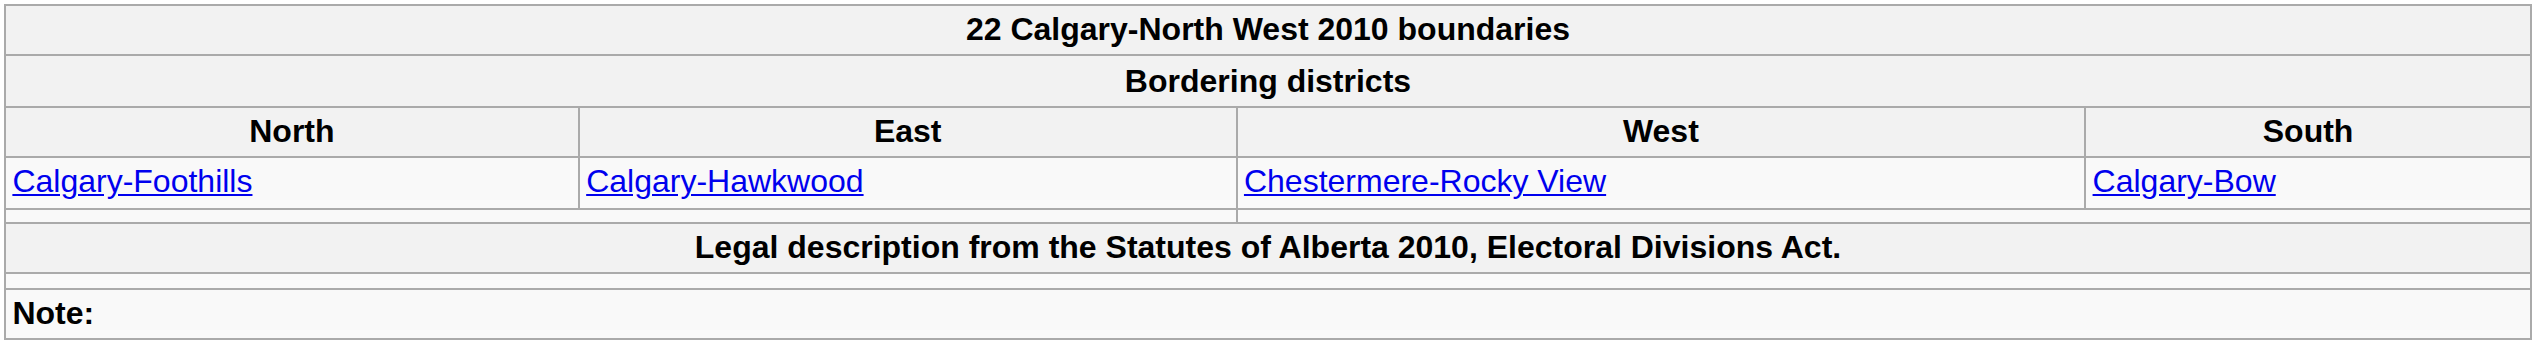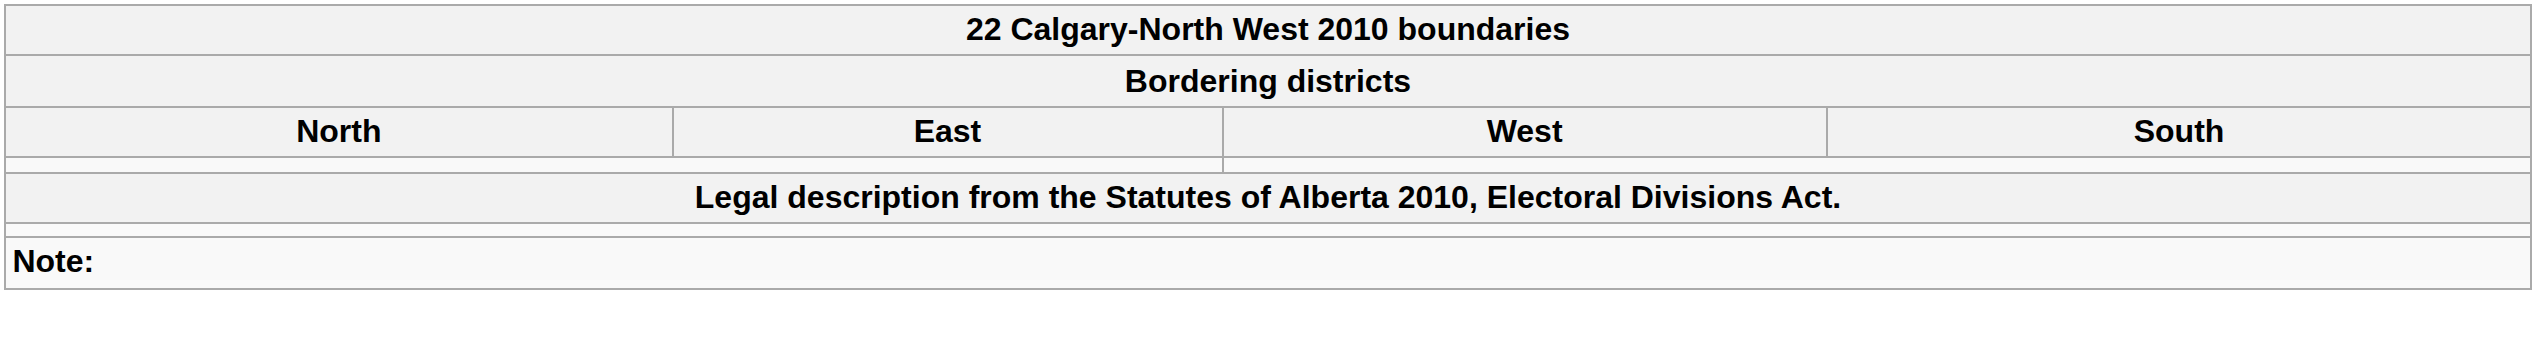- row: (132, 182)
